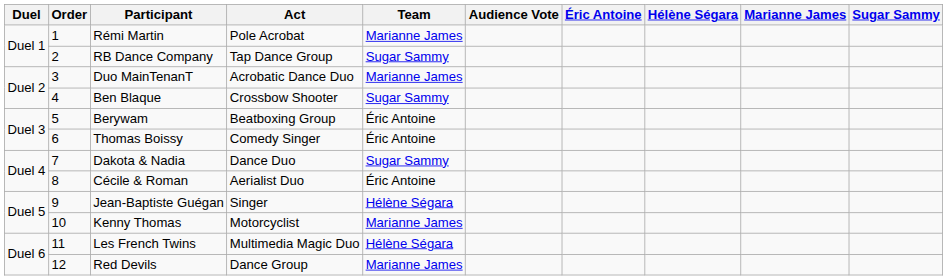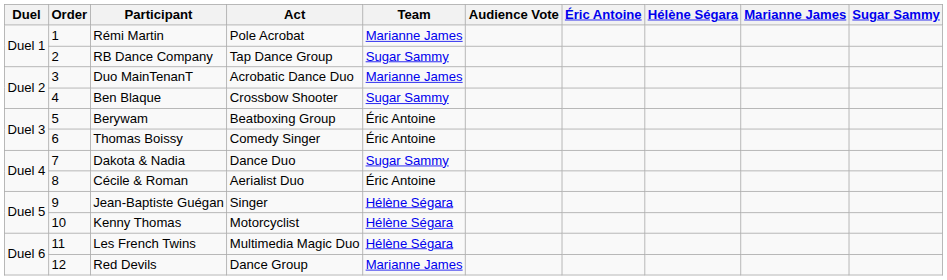(414, 222) Marianne James -> (409, 222) Hélène Ségara
